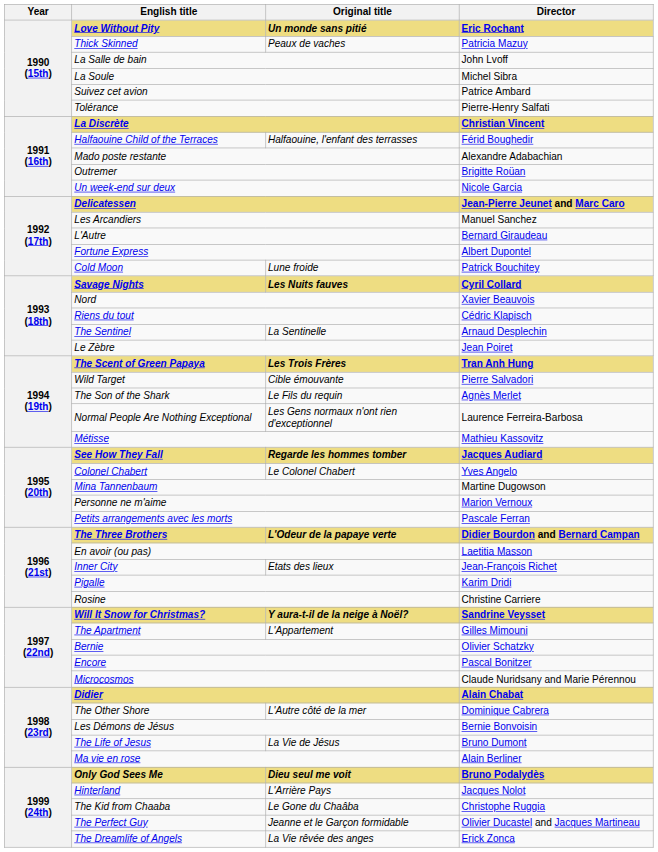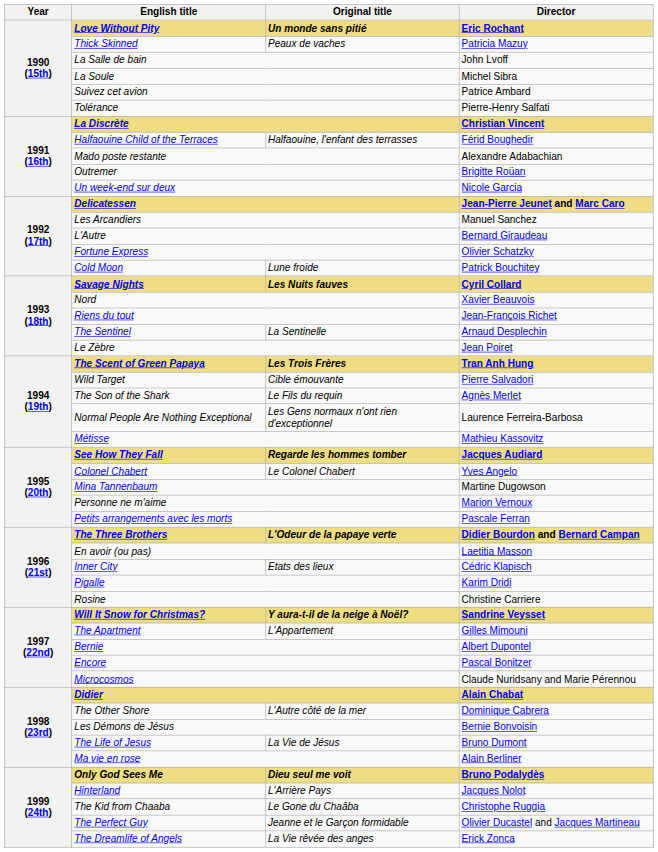(496, 252) Albert Dupontel -> (498, 252) Olivier Schatzky
(497, 316) Cédric Klapisch -> (509, 316) Jean-François Richet
(509, 567) Jean-François Richet -> (497, 567) Cédric Klapisch
(498, 647) Olivier Schatzky -> (496, 647) Albert Dupontel
